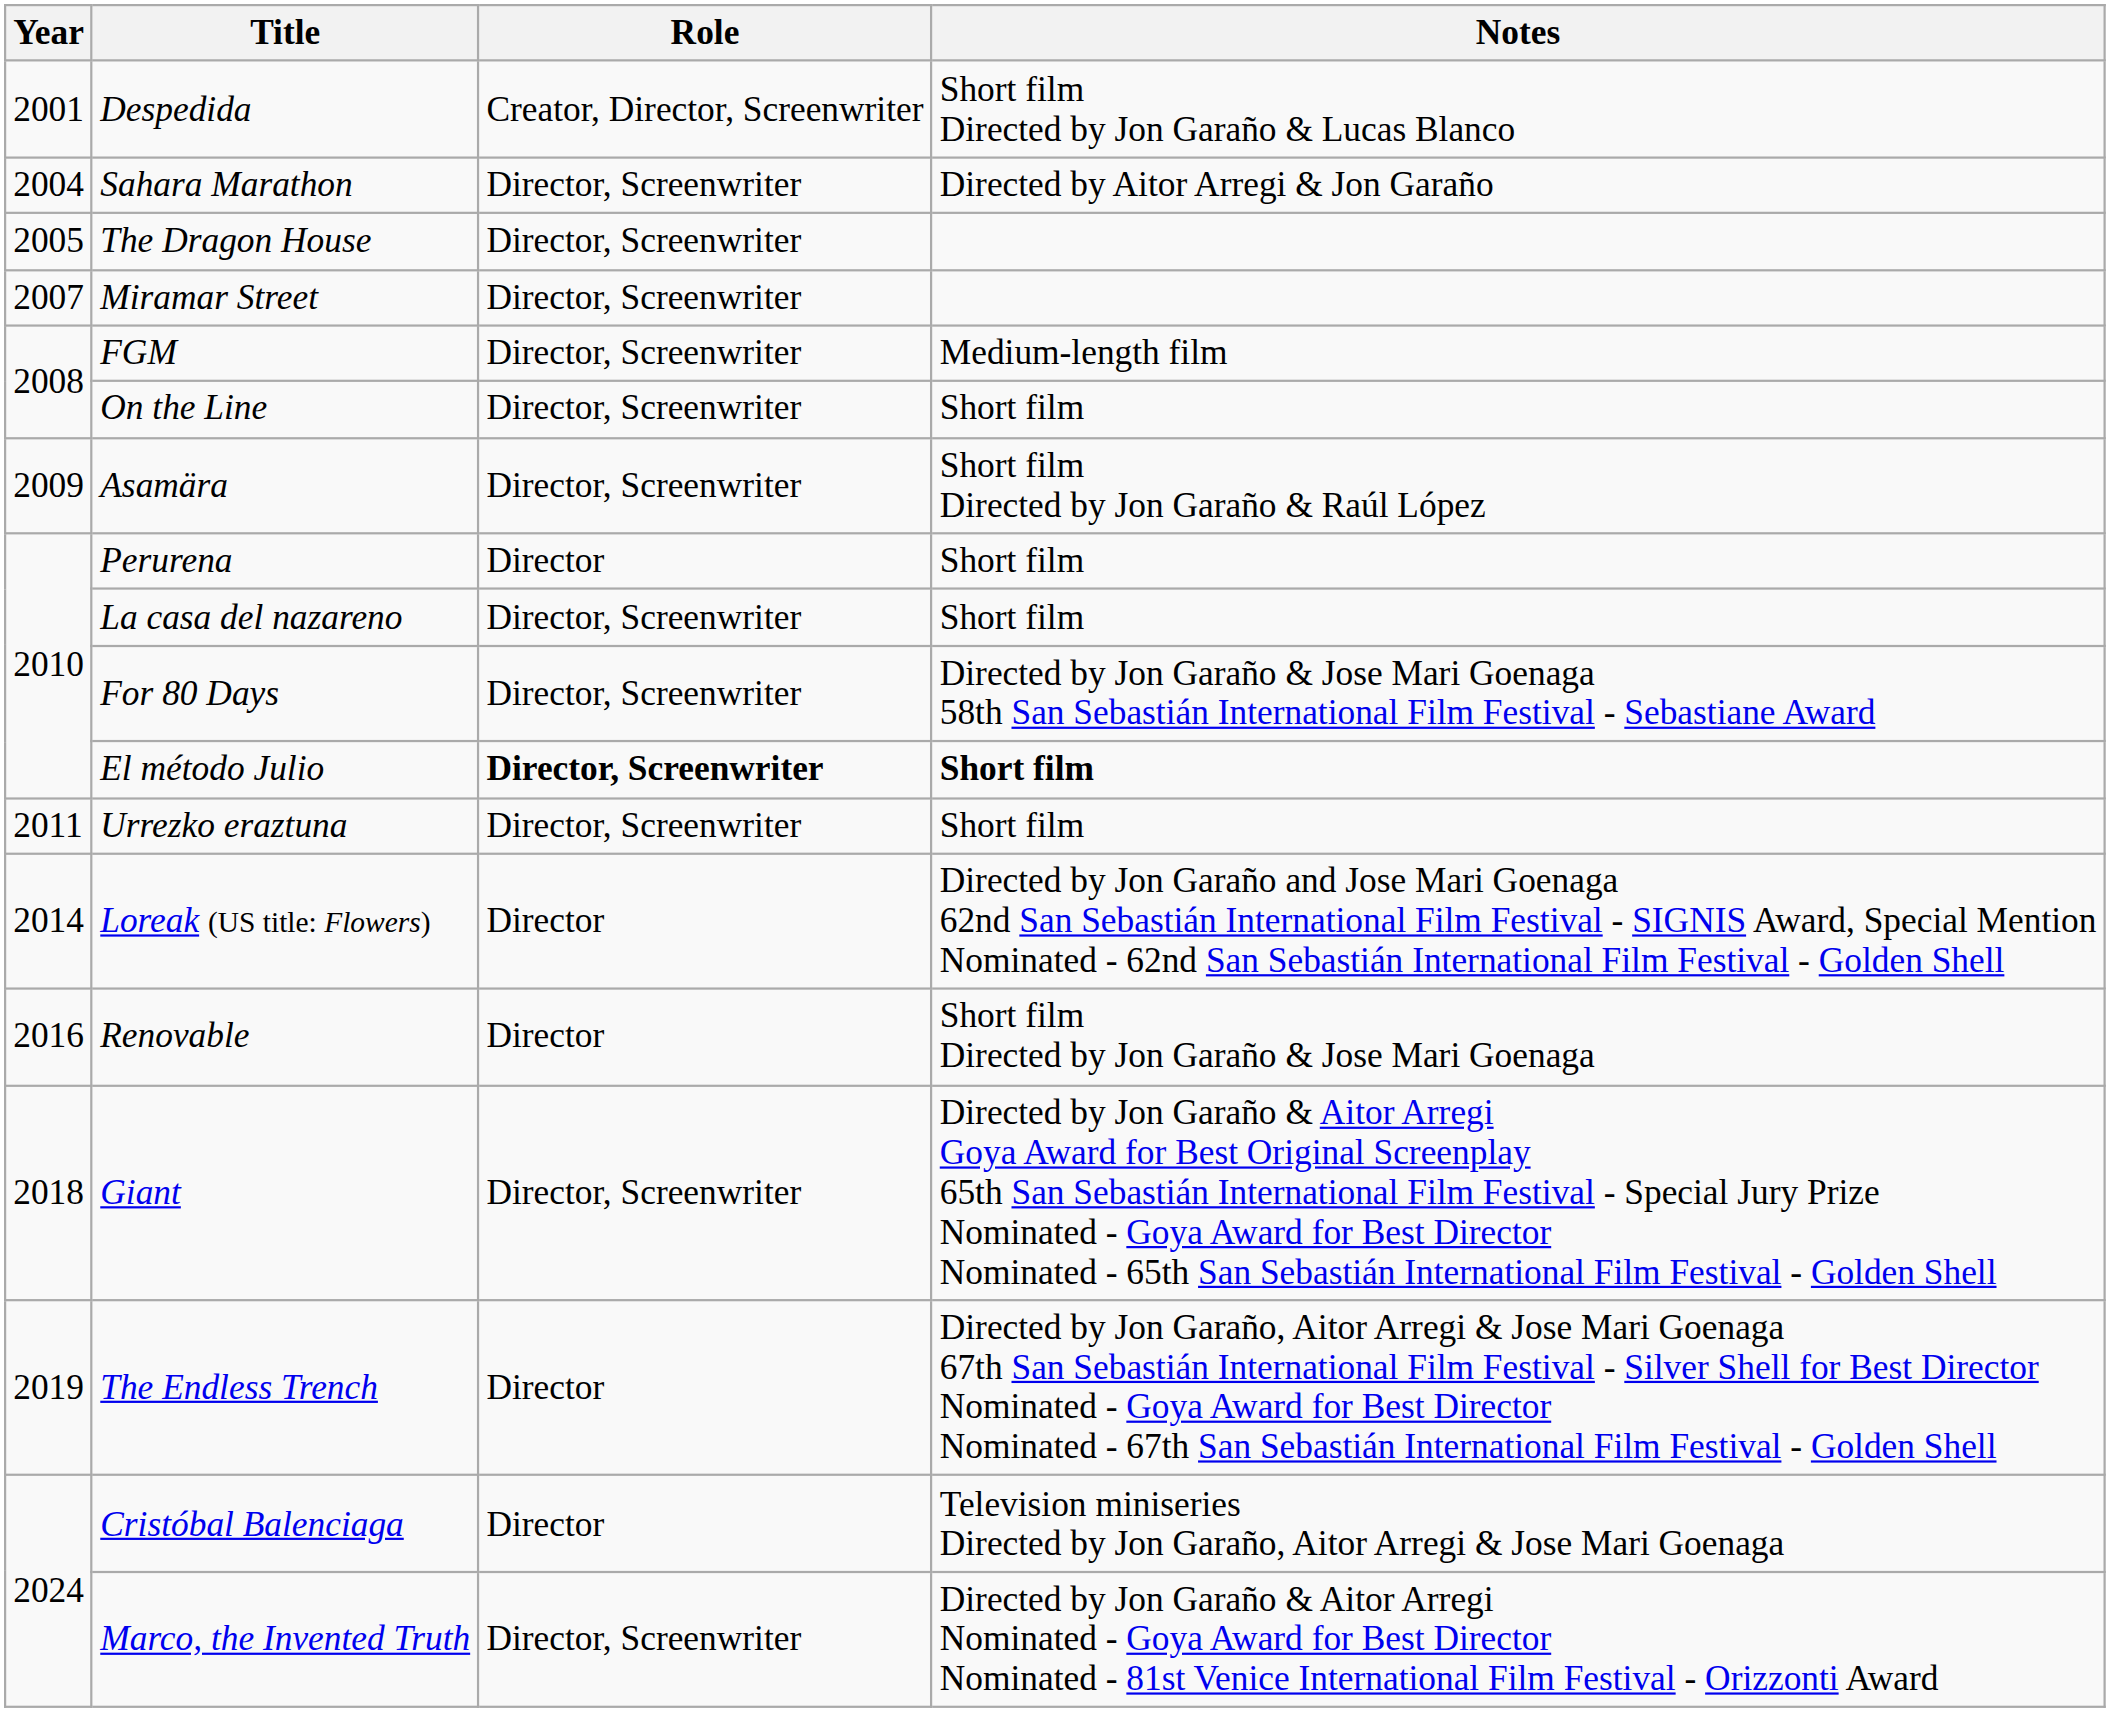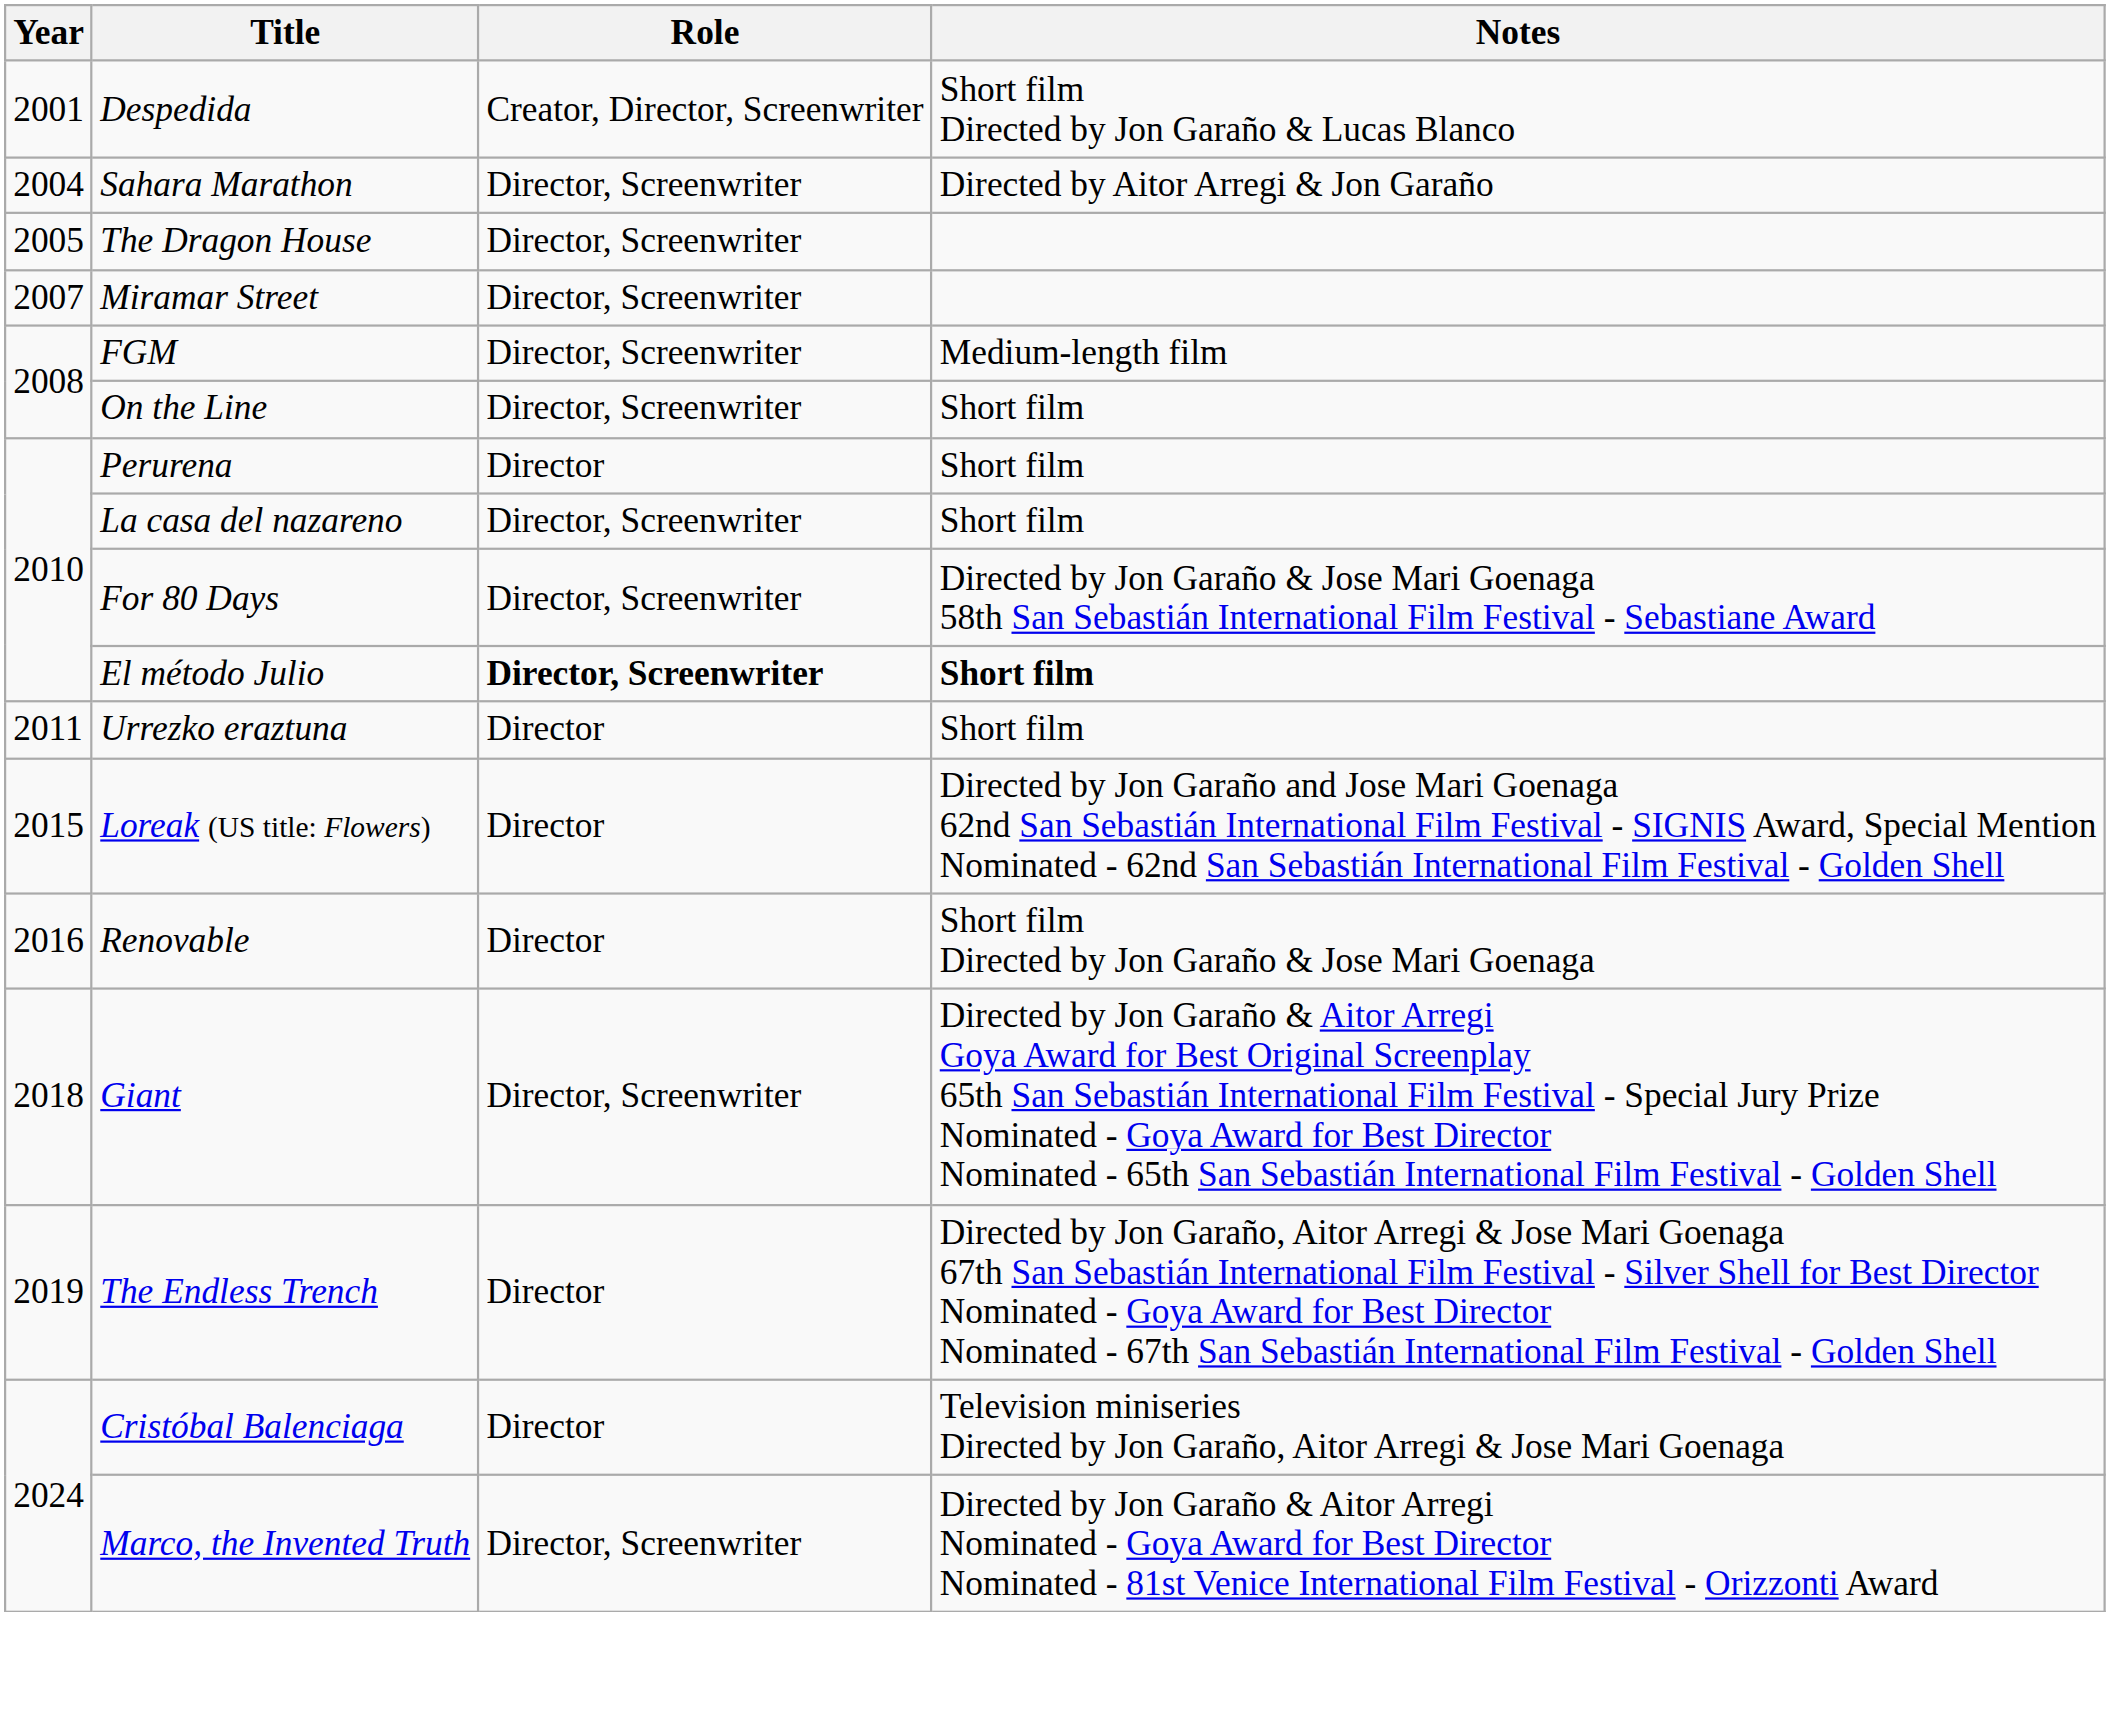- row: (164, 484)
(644, 824) Director, Screenwriter -> (545, 728) Director
(49, 920) 2014 -> (49, 824) 2015
